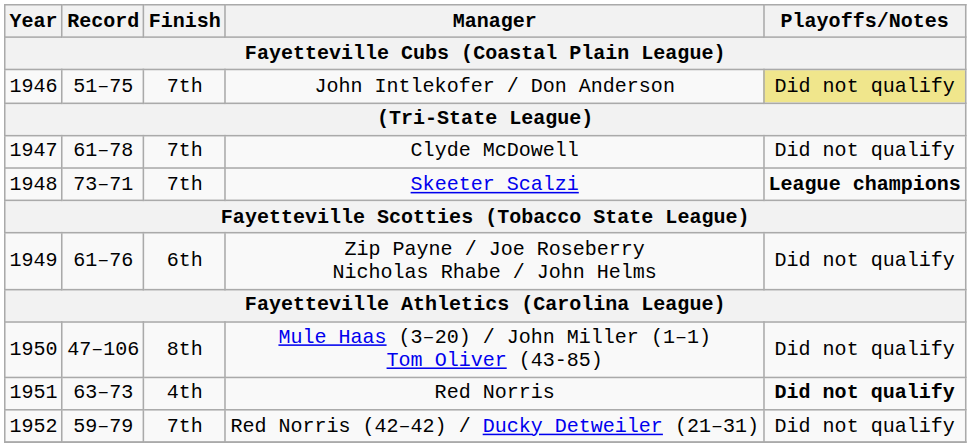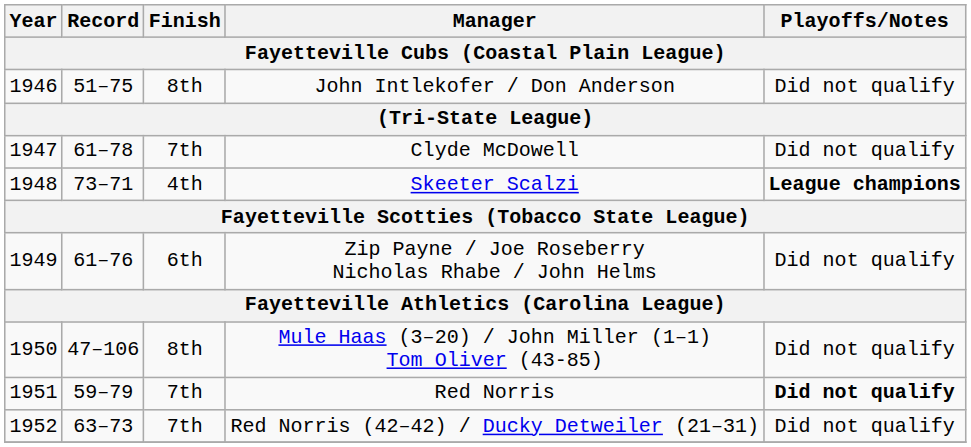(185, 86) 7th -> (185, 86) 8th
(865, 86) khaki background -> (865, 86) no background
(185, 184) 7th -> (185, 184) 4th
(103, 394) 63–73 -> (103, 394) 59–79
(185, 394) 4th -> (185, 394) 7th
(103, 426) 59–79 -> (103, 426) 63–73
